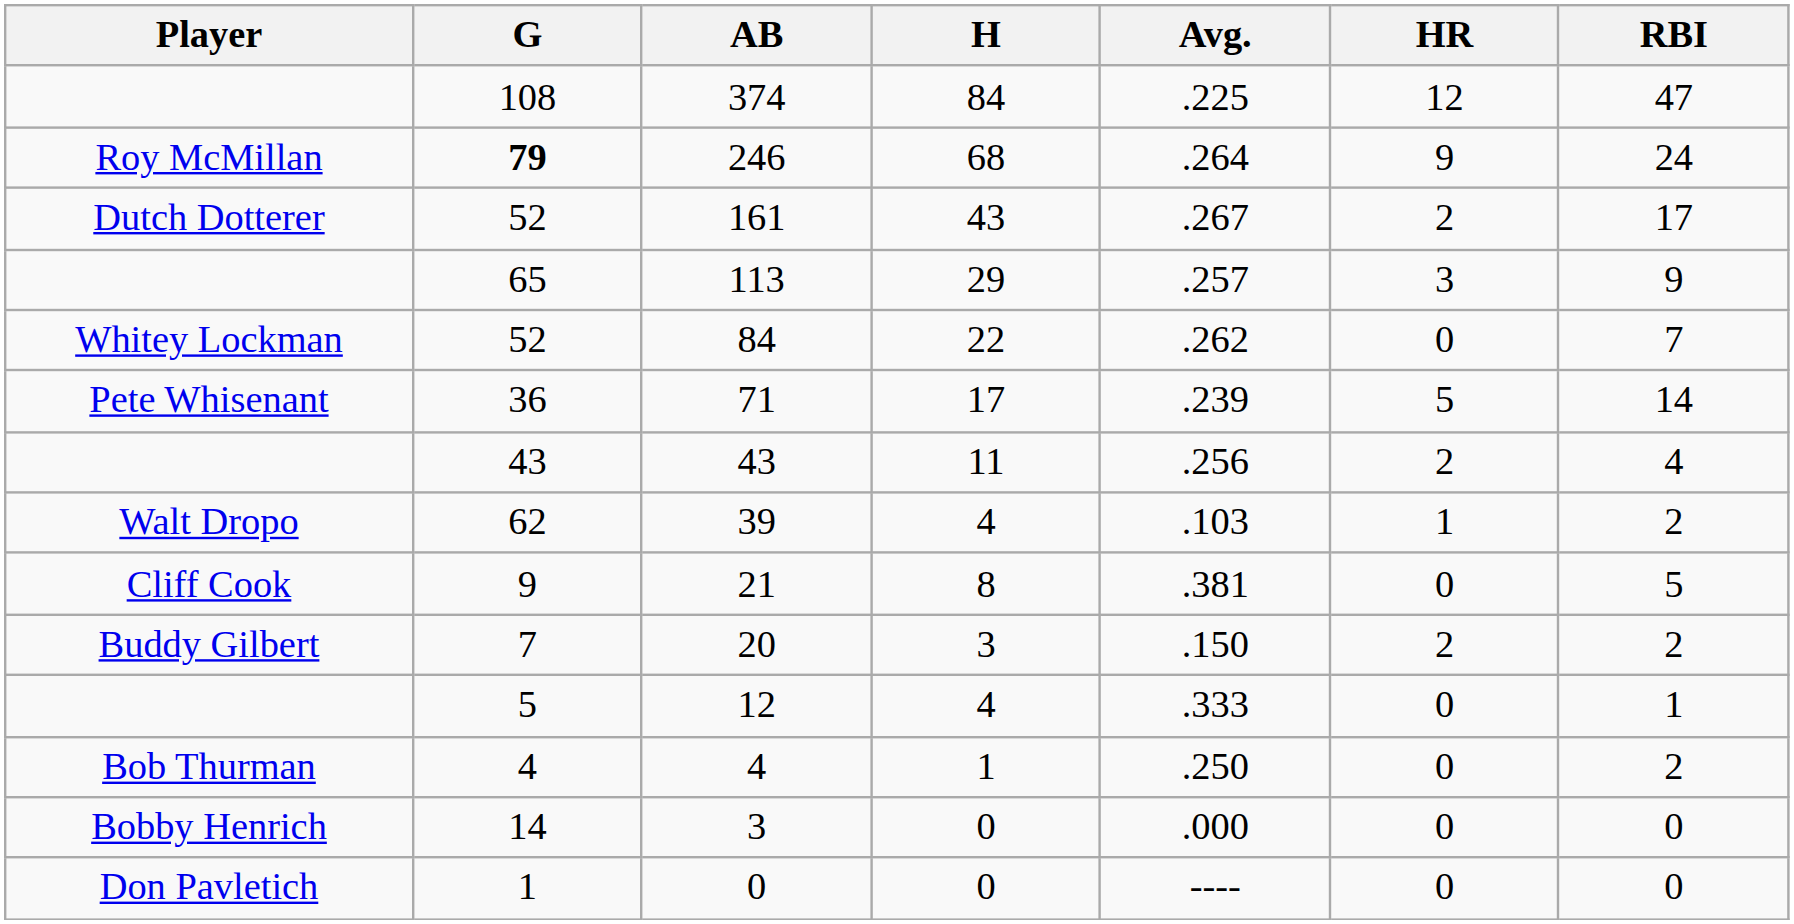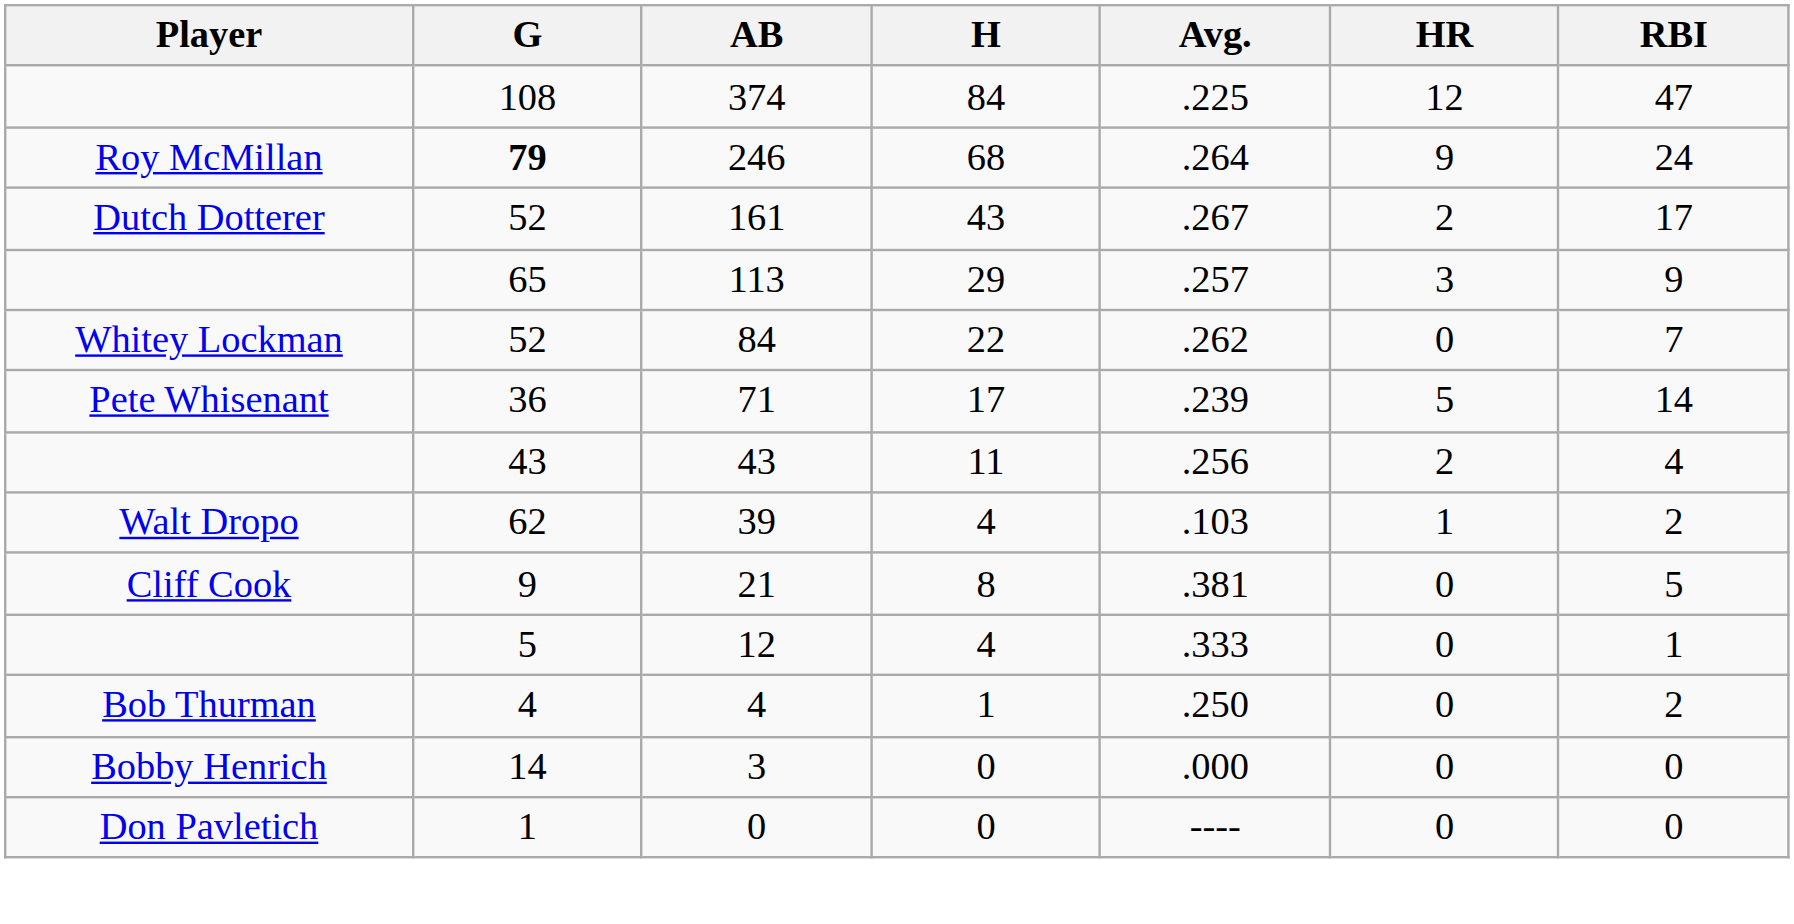- row: (757, 643)
